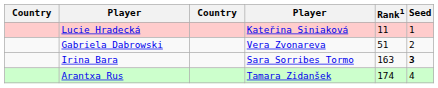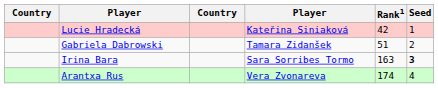(383, 30) 11 -> (383, 30) 42
(286, 45) Vera Zvonareva -> (289, 45) Tamara Zidanšek
(289, 75) Tamara Zidanšek -> (286, 75) Vera Zvonareva
